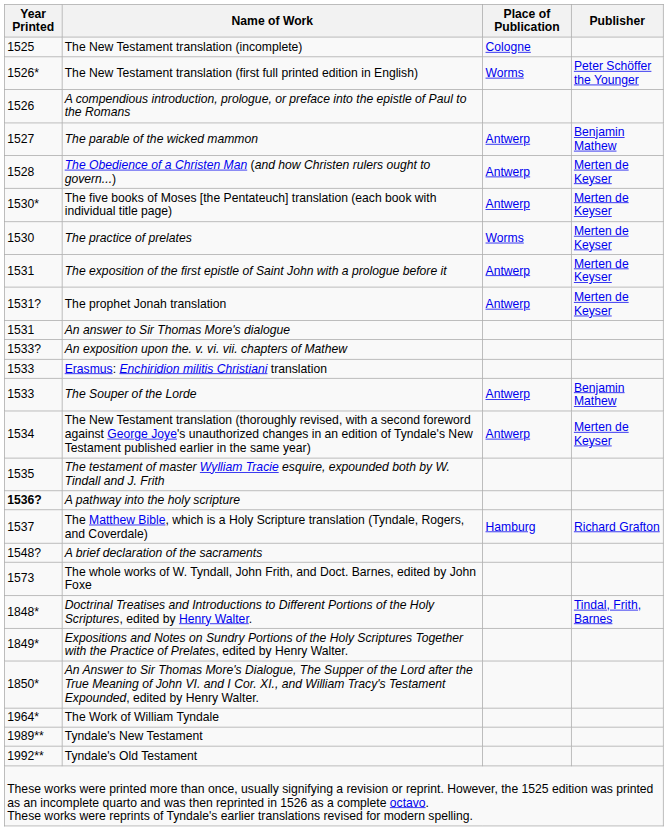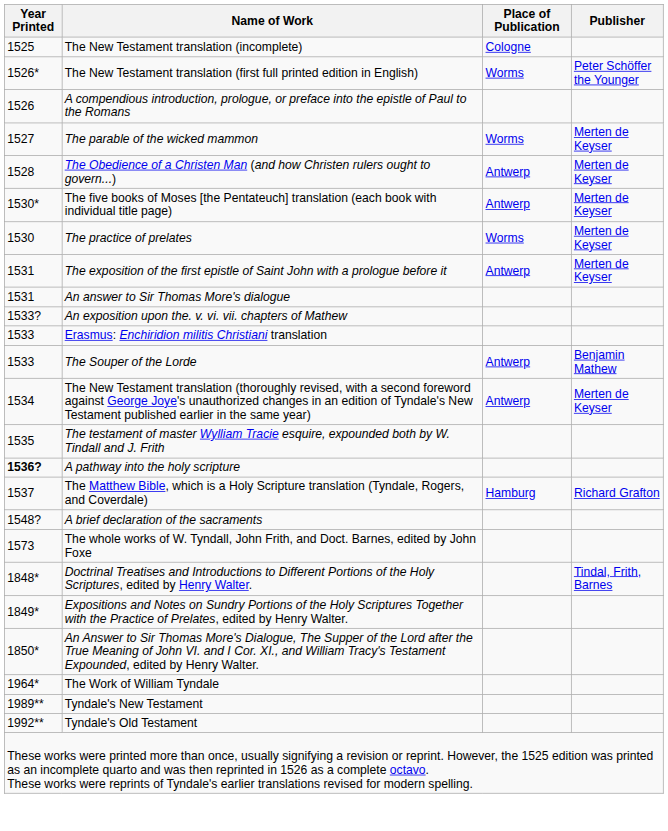(508, 139) Antwerp -> (505, 139) Worms
(599, 139) Benjamin Mathew -> (601, 139) Merten de Keyser
- row: (145, 303)
